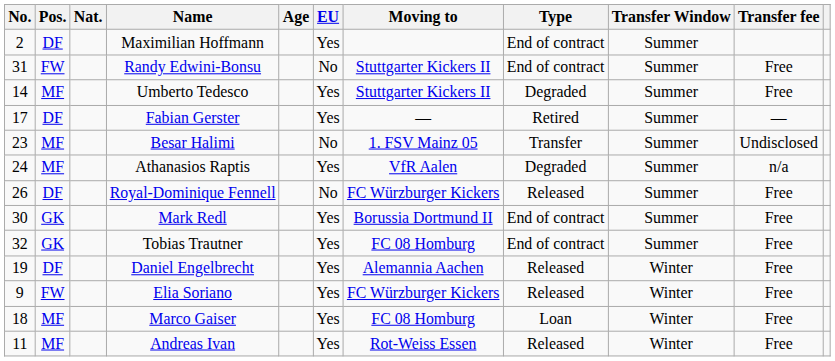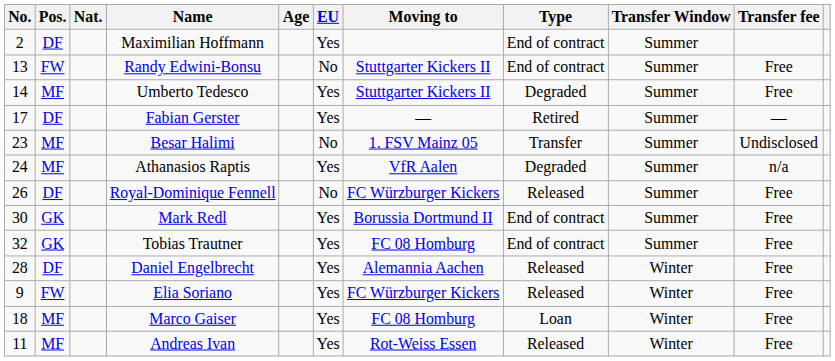(20, 67) 31 -> (20, 67) 13
(20, 268) 19 -> (20, 268) 28
